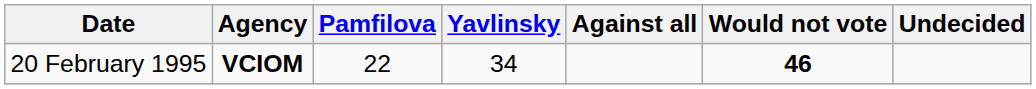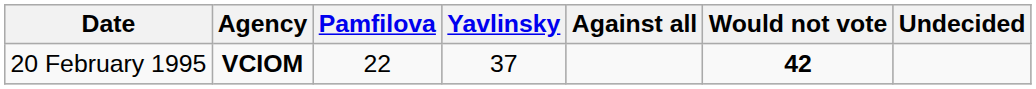(504, 63) 34 -> (504, 63) 37
(798, 63) 46 -> (798, 63) 42
